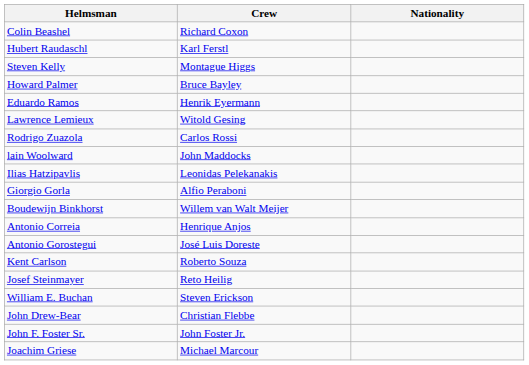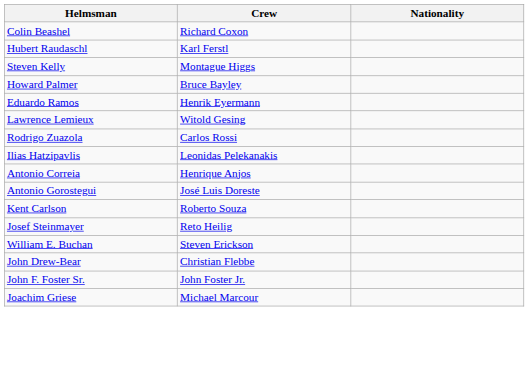- row: (40, 155)
- row: (38, 191)
- row: (55, 208)
